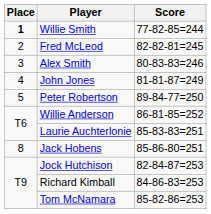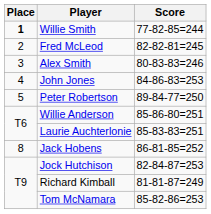(170, 81) 81-81-87=249 -> (170, 81) 84-86-83=253
(170, 115) 86-81-85=252 -> (170, 115) 85-86-80=251
(170, 149) 85-86-80=251 -> (170, 149) 86-81-85=252
(170, 183) 84-86-83=253 -> (170, 183) 81-81-87=249
